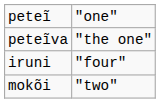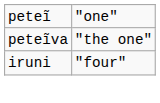- row: (29, 86)
